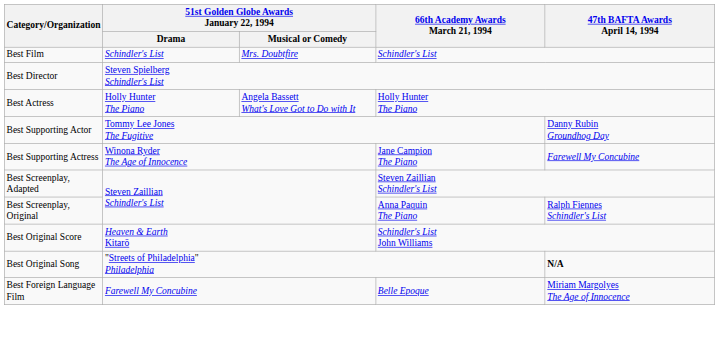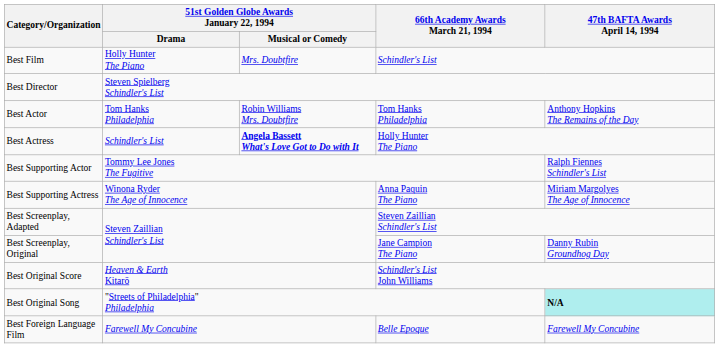(134, 55) Schindler's List -> (130, 60) Holly Hunter The Piano
+ row: (27, 114)
(130, 103) Holly Hunter The Piano -> (134, 141) Schindler's List
(298, 103) normal -> (300, 141) bold
(578, 130) Danny Rubin Groundhog Day -> (577, 168) Ralph Fiennes Schindler's List
(405, 157) Jane Campion The Piano -> (403, 195) Anna Paquin The Piano
(593, 157) Farewell My Concubine -> (588, 195) Miriam Margolyes The Age of Innocence
(403, 211) Anna Paquin The Piano -> (405, 249) Jane Campion The Piano
(577, 211) Ralph Fiennes Schindler's List -> (578, 249) Danny Rubin Groundhog Day
(555, 264) no background -> (555, 302) paleturquoise background
(588, 291) Miriam Margolyes The Age of Innocence -> (593, 329) Farewell My Concubine
